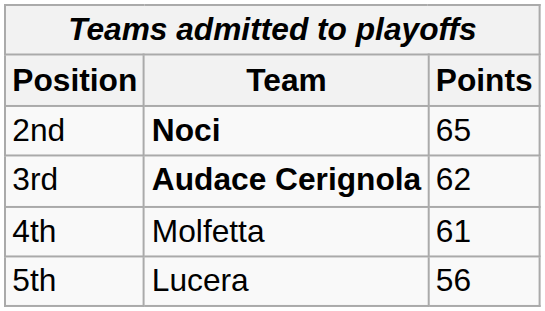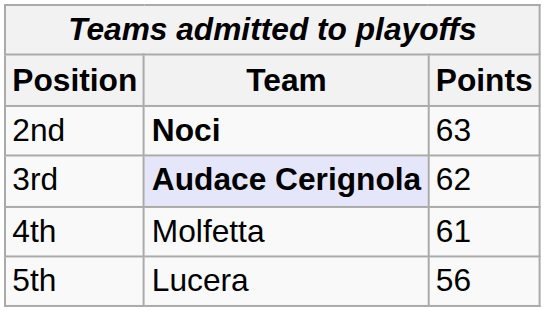(453, 130) 65 -> (453, 130) 63
(287, 180) no background -> (287, 180) lavender background
